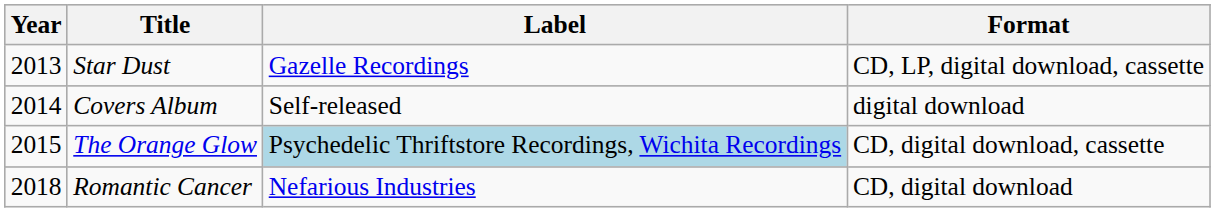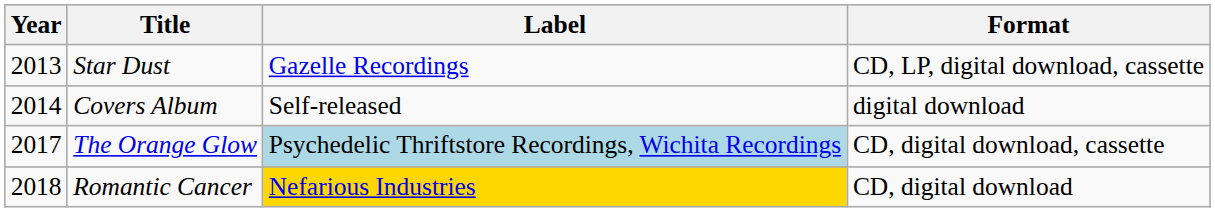(36, 145) 2015 -> (36, 145) 2017
(372, 186) no background -> (372, 186) gold background
